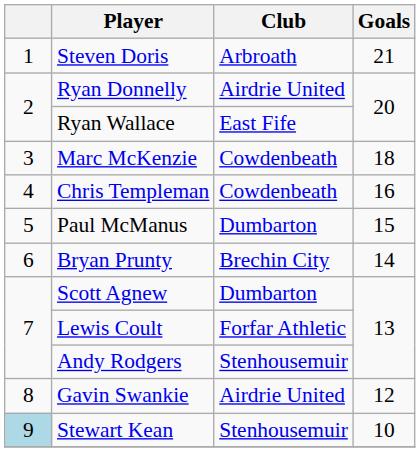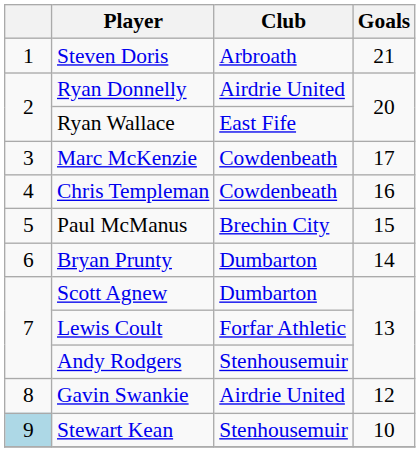(384, 157) 18 -> (384, 157) 17
(268, 225) Dumbarton -> (274, 225) Brechin City
(274, 259) Brechin City -> (268, 259) Dumbarton
